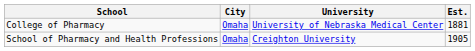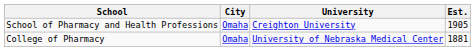rows swapped: (112, 39) <-> (55, 25)
